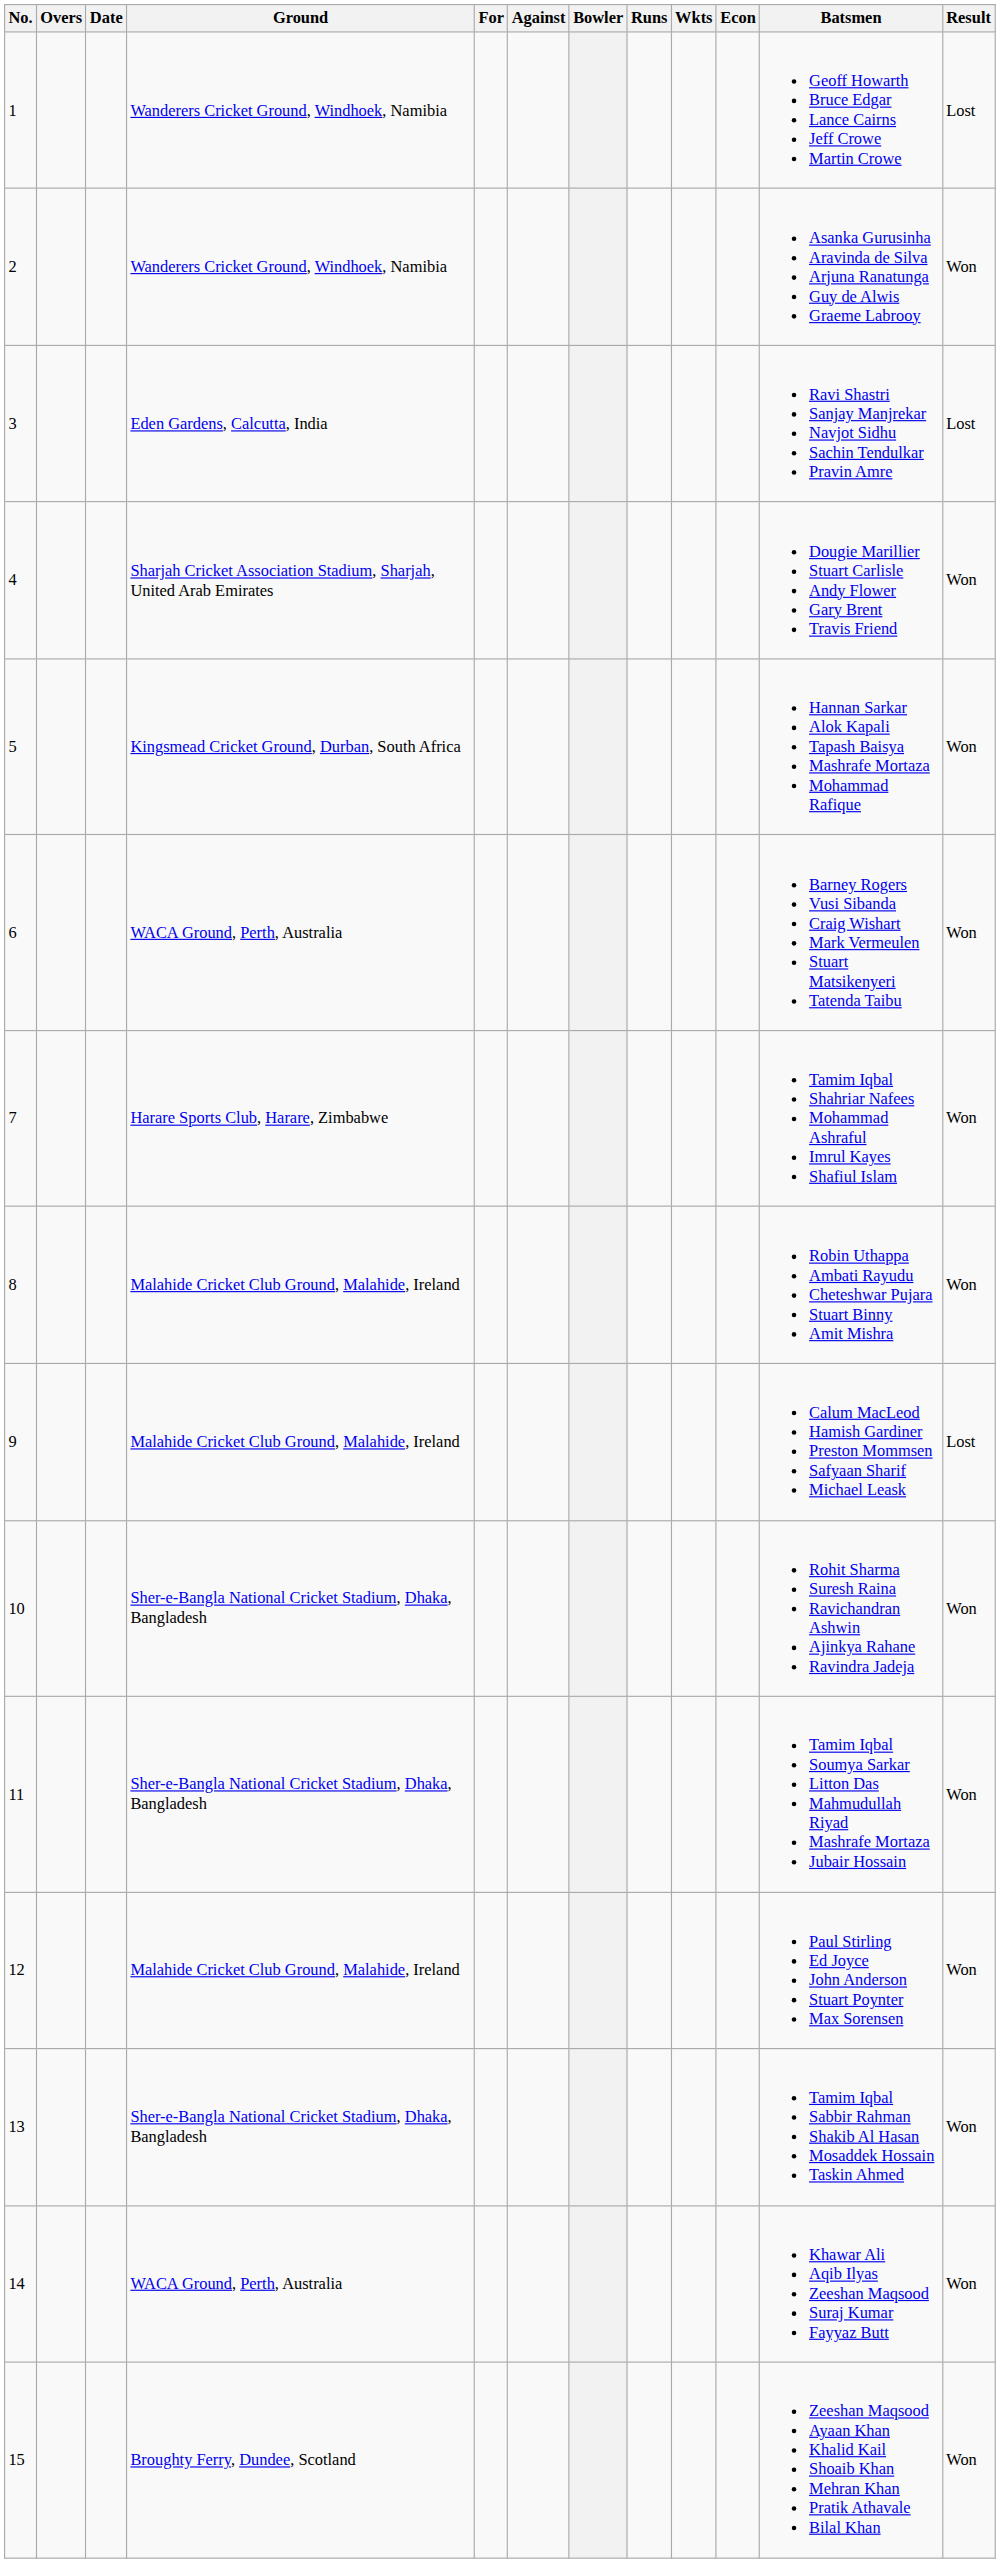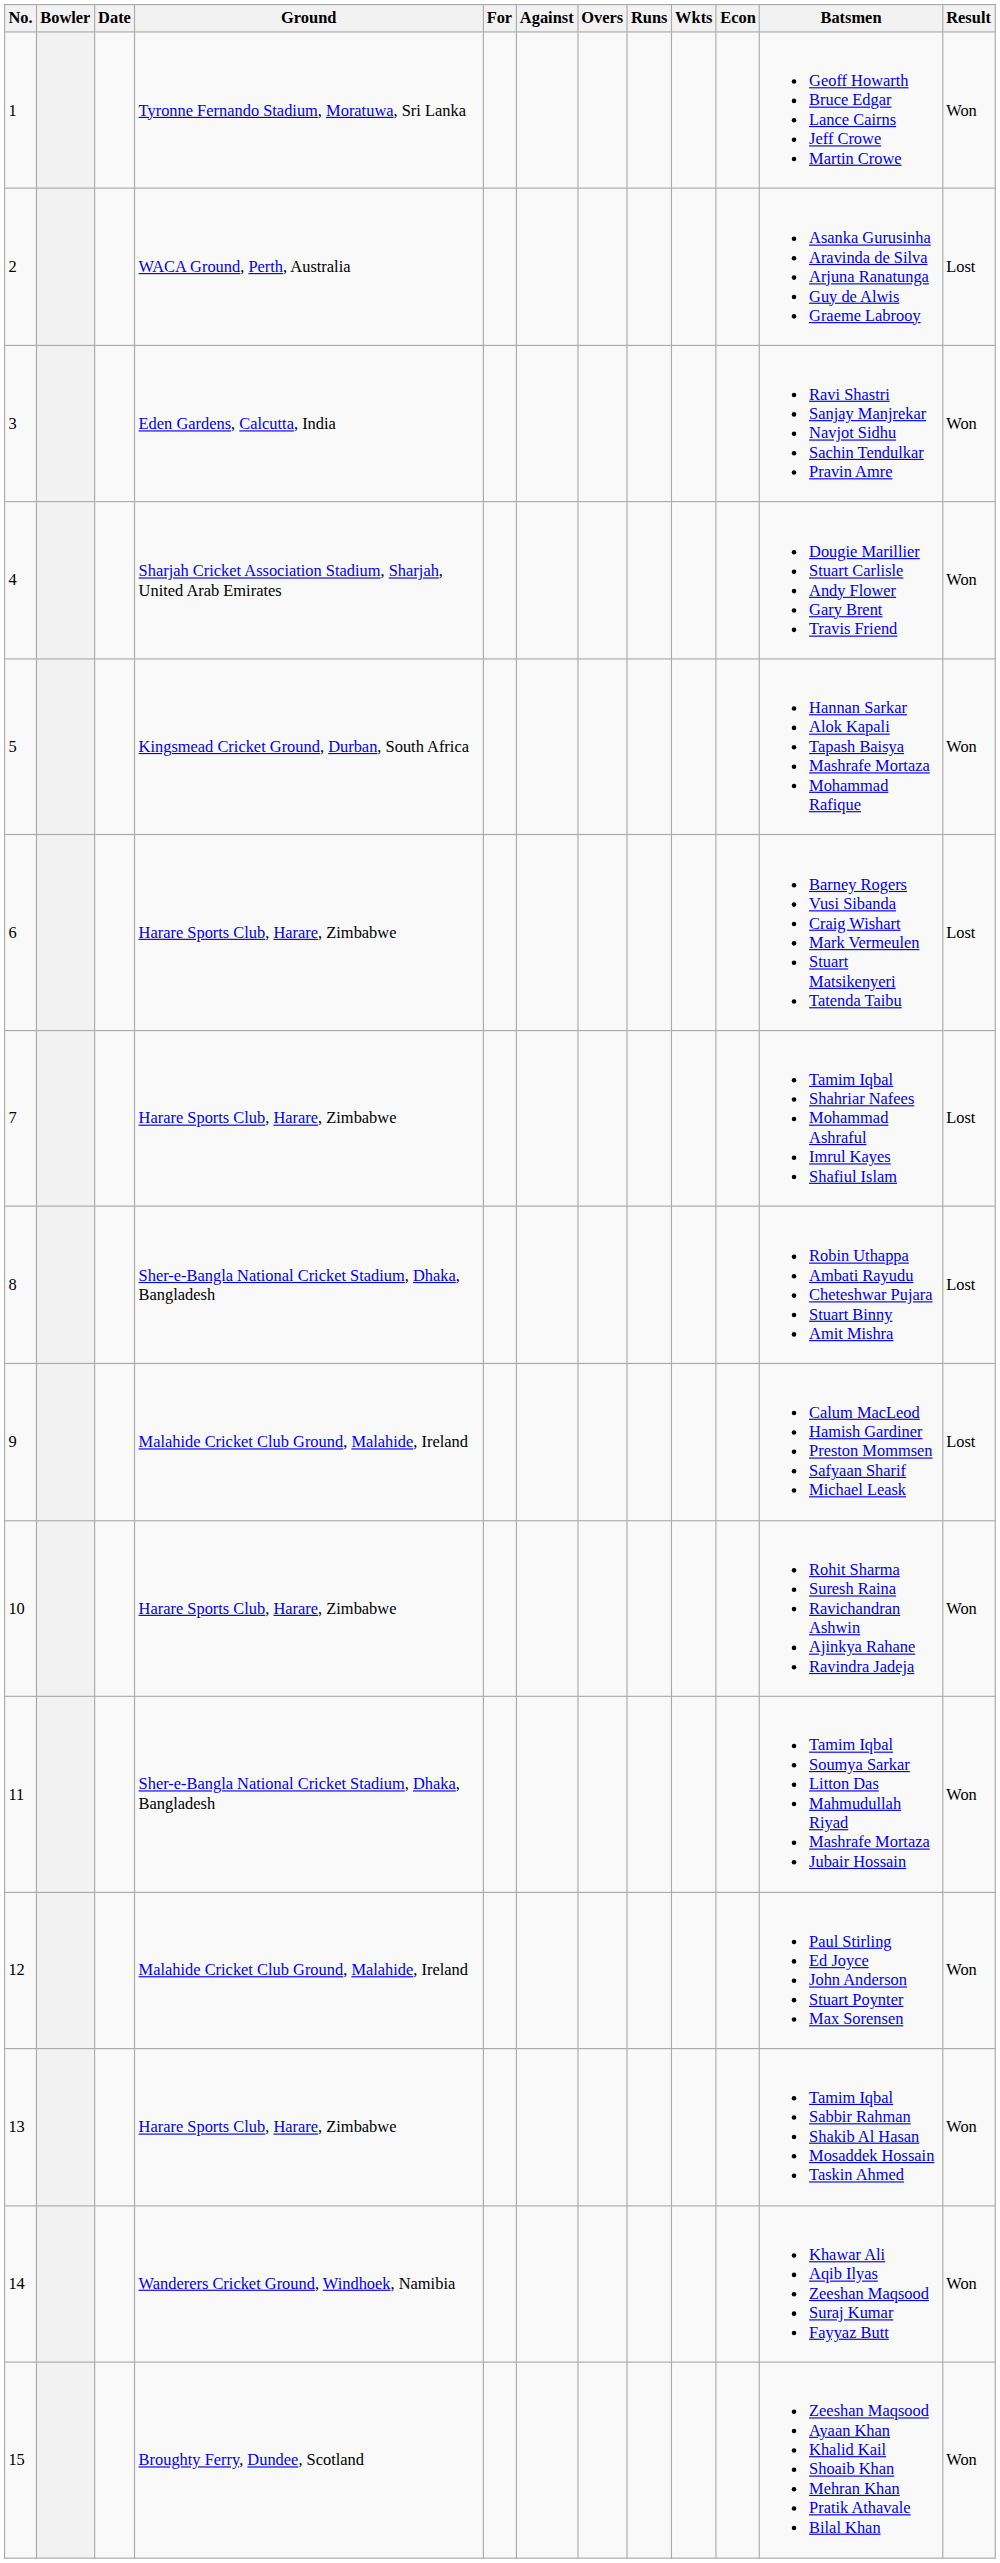columns swapped: (598, 18) <-> (61, 18)
(289, 110) Wanderers Cricket Ground, Windhoek, Namibia -> (302, 110) Tyronne Fernando Stadium, Moratuwa, Sri Lanka
(961, 110) Lost -> (962, 110) Won
(289, 267) Wanderers Cricket Ground, Windhoek, Namibia -> (245, 267) WACA Ground, Perth, Australia
(962, 267) Won -> (961, 267) Lost
(961, 423) Lost -> (962, 423) Won
(236, 933) WACA Ground, Perth, Australia -> (268, 933) Harare Sports Club, Harare, Zimbabwe
(962, 933) Won -> (961, 933) Lost
(962, 1118) Won -> (961, 1118) Lost
(295, 1285) Malahide Cricket Club Ground, Malahide, Ireland -> (299, 1285) Sher-e-Bangla National Cricket Stadium, Dhaka, Bangladesh
(962, 1285) Won -> (961, 1285) Lost
(291, 1608) Sher-e-Bangla National Cricket Stadium, Dhaka, Bangladesh -> (268, 1608) Harare Sports Club, Harare, Zimbabwe
(291, 2127) Sher-e-Bangla National Cricket Stadium, Dhaka, Bangladesh -> (268, 2127) Harare Sports Club, Harare, Zimbabwe
(236, 2284) WACA Ground, Perth, Australia -> (297, 2284) Wanderers Cricket Ground, Windhoek, Namibia
